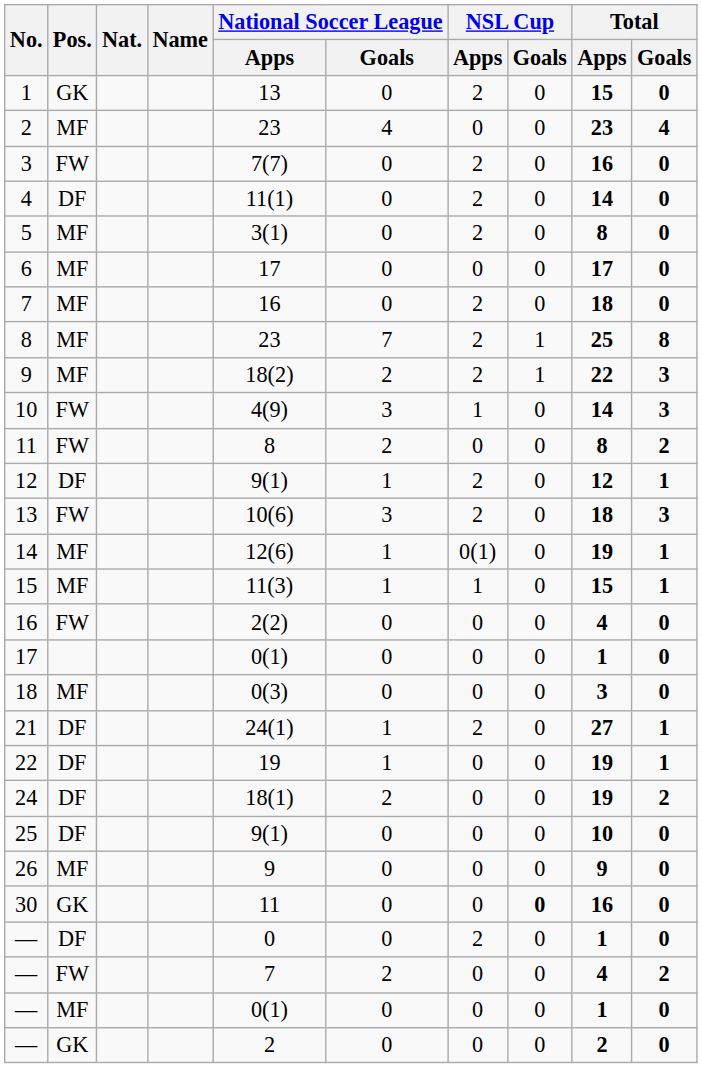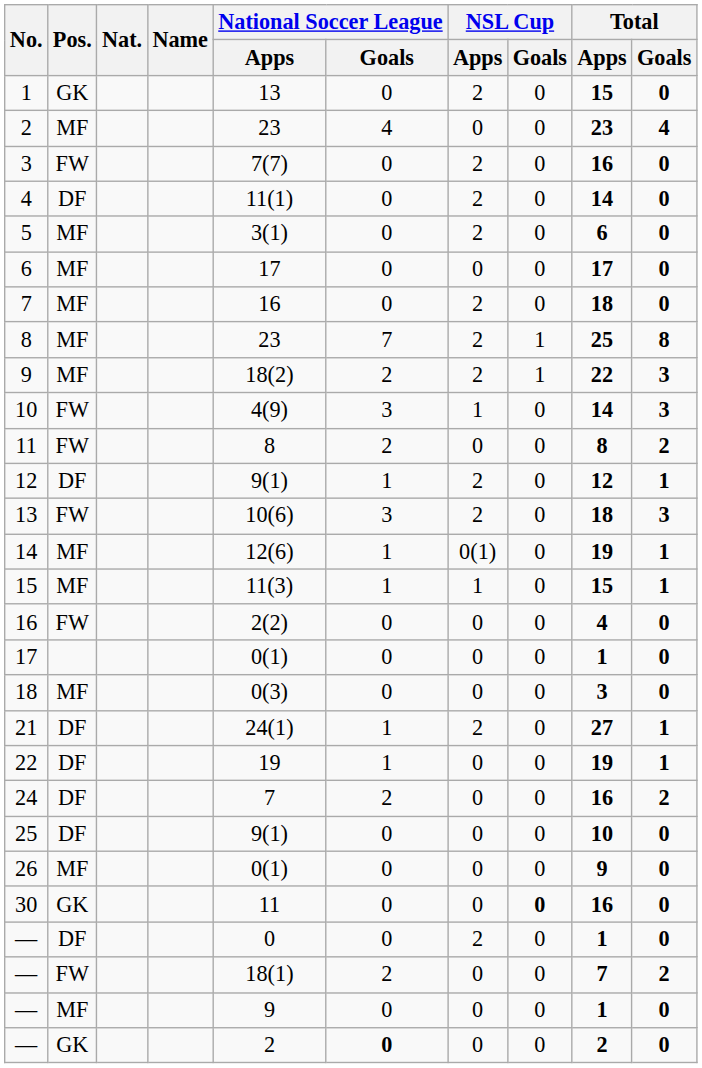(602, 233) 8 -> (602, 233) 6
(269, 798) 18(1) -> (269, 798) 7
(602, 798) 19 -> (602, 798) 16
(269, 868) 9 -> (269, 868) 0(1)
(269, 974) 7 -> (269, 974) 18(1)
(602, 974) 4 -> (602, 974) 7
(269, 1009) 0(1) -> (269, 1009) 9
(387, 1045) normal -> (387, 1045) bold
